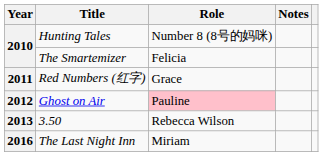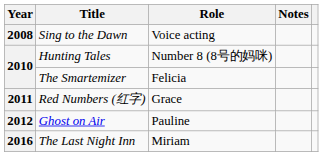+ row: (83, 34)
(171, 100) pink background -> (171, 120) no background
- row: (50, 120)
